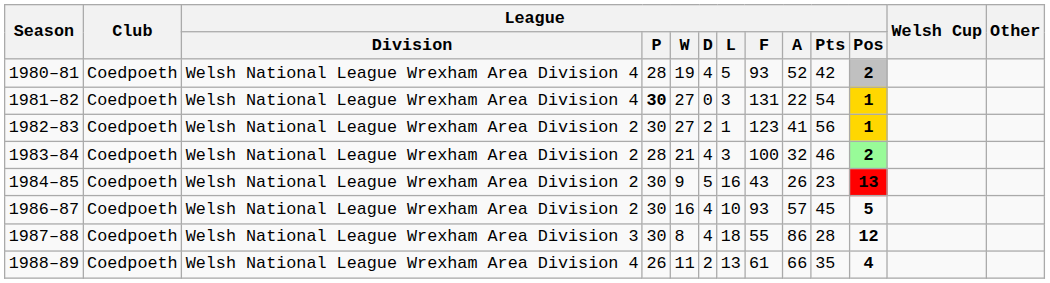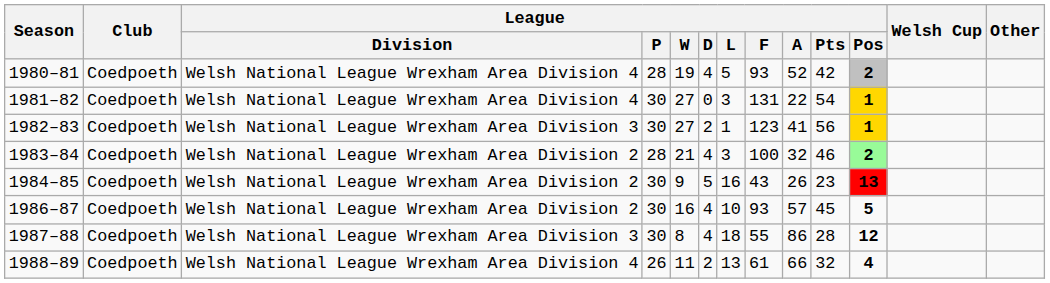(657, 100) bold -> (657, 100) normal
(412, 128) Welsh National League Wrexham Area Division 2 -> (412, 128) Welsh National League Wrexham Area Division 3
(825, 264) 35 -> (825, 264) 32
